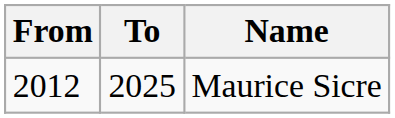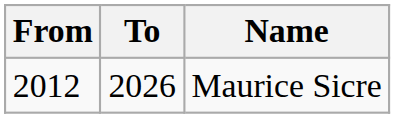(142, 84) 2025 -> (142, 84) 2026
